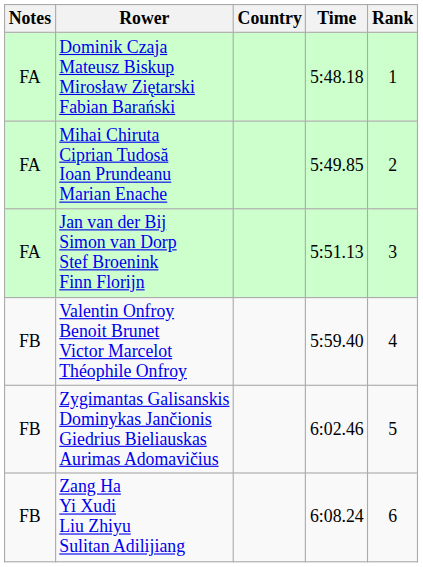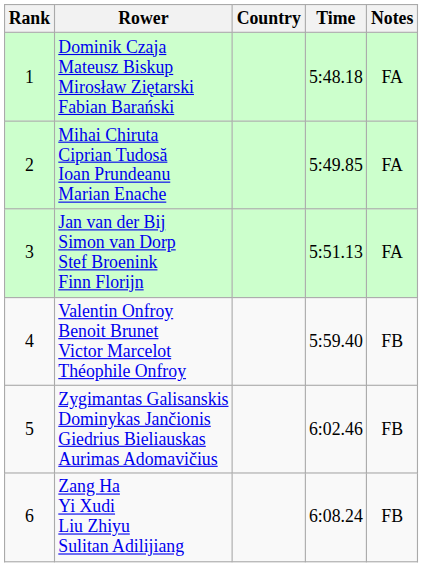columns swapped: (393, 18) <-> (30, 18)
